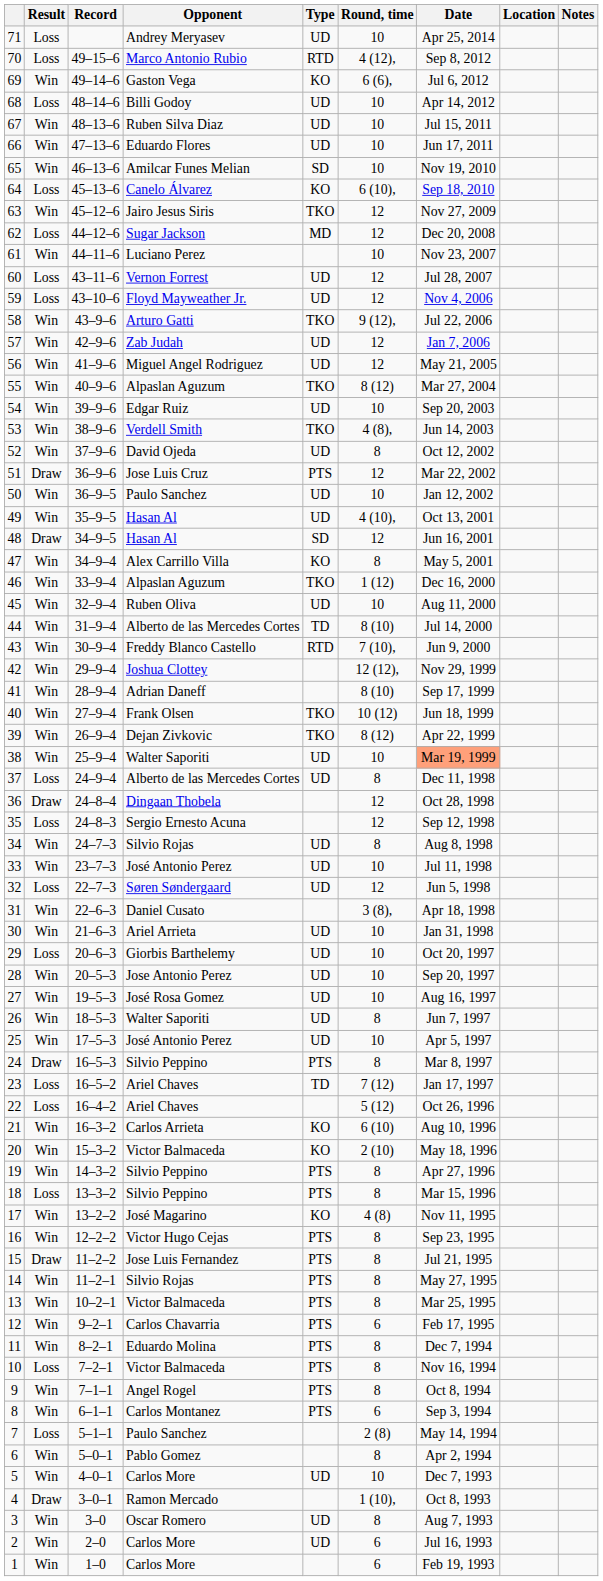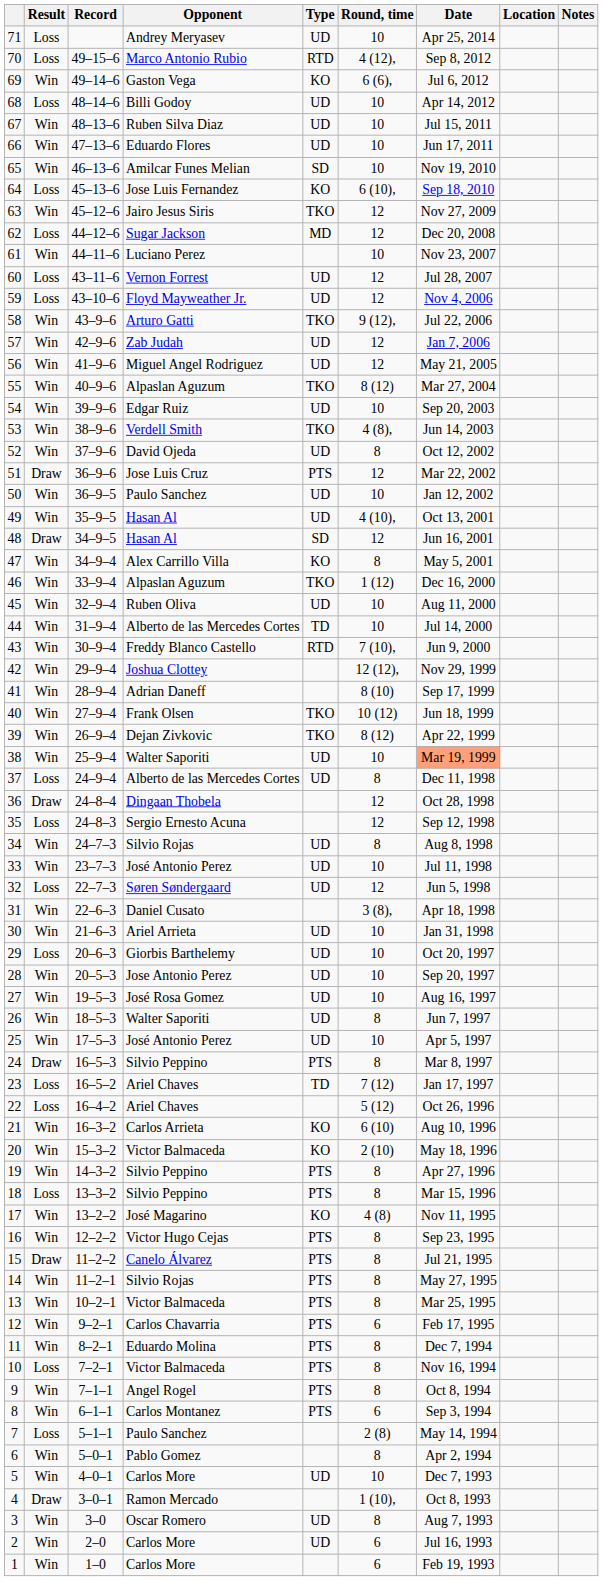(169, 189) Canelo Álvarez -> (182, 189) Jose Luis Fernandez
(377, 626) 8 (10) -> (377, 626) 10
(182, 1259) Jose Luis Fernandez -> (169, 1259) Canelo Álvarez
